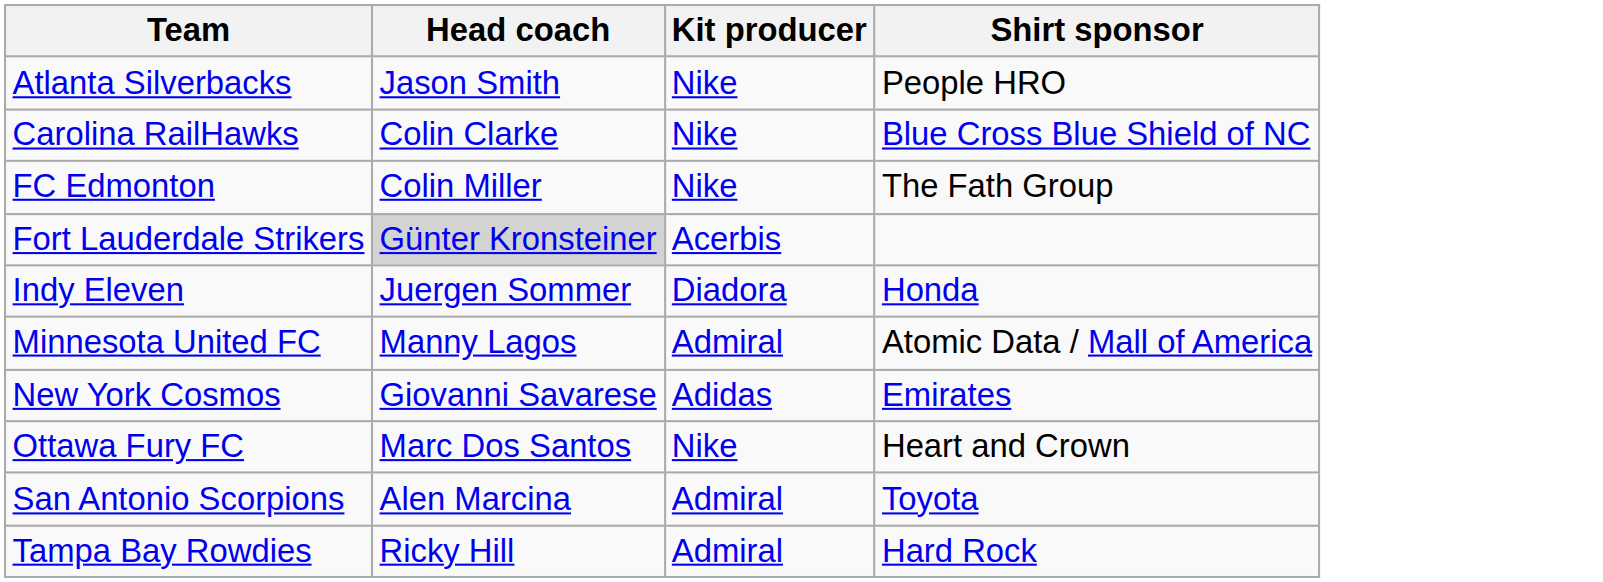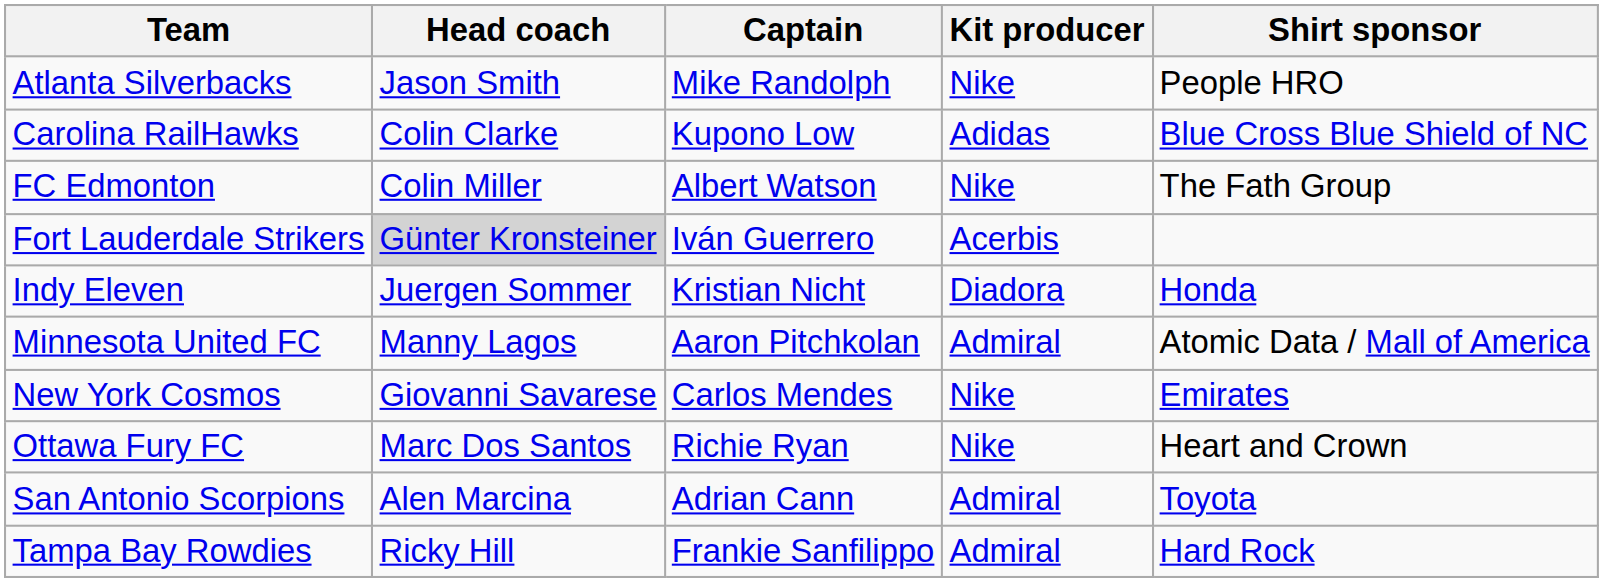+ column: (803, 30)
(705, 134) Nike -> (1000, 134) Adidas
(722, 394) Adidas -> (982, 394) Nike
